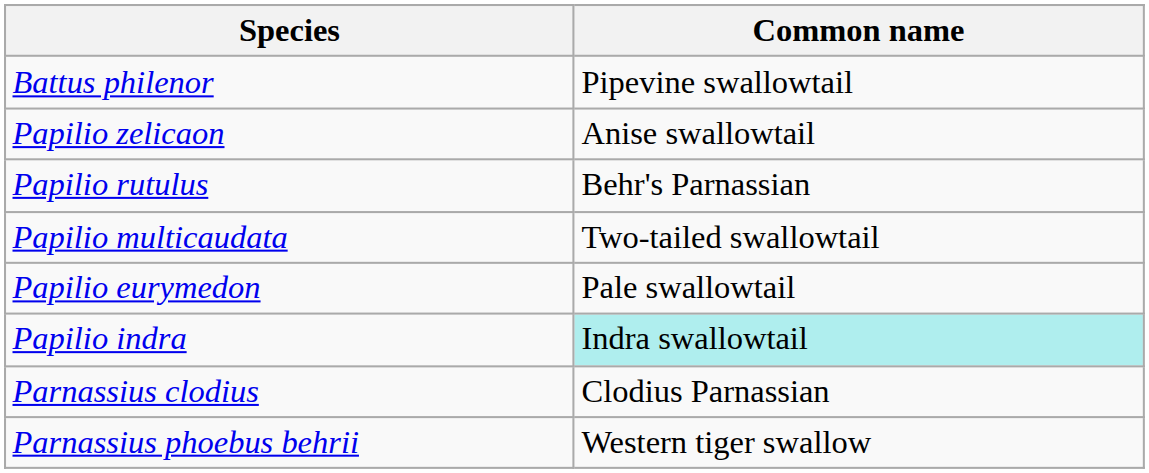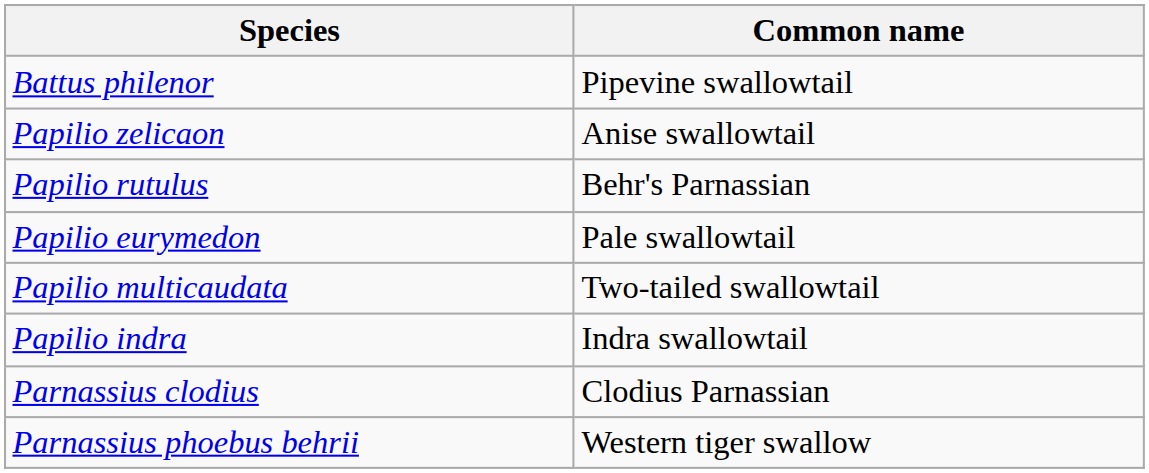rows swapped: (150, 236) <-> (137, 287)
(695, 339) paleturquoise background -> (695, 339) no background
